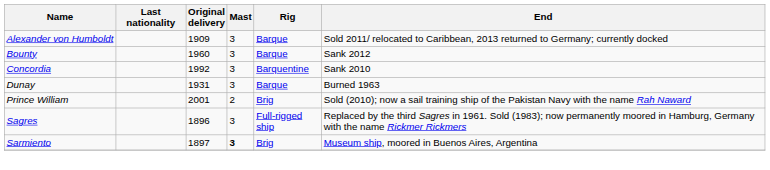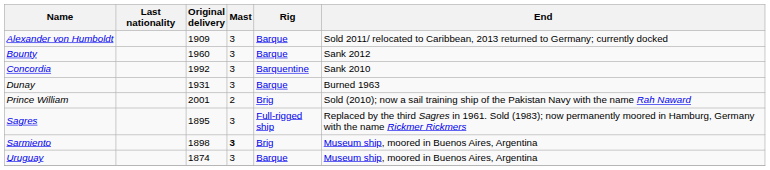(199, 121) 1896 -> (199, 121) 1895
(199, 142) 1897 -> (199, 142) 1898
+ row: (25, 158)
